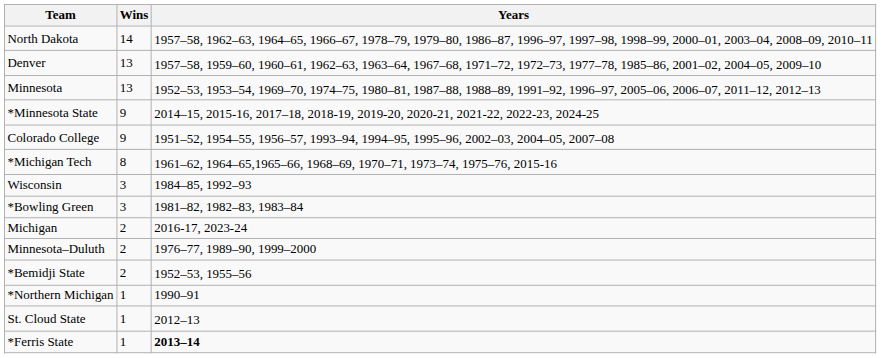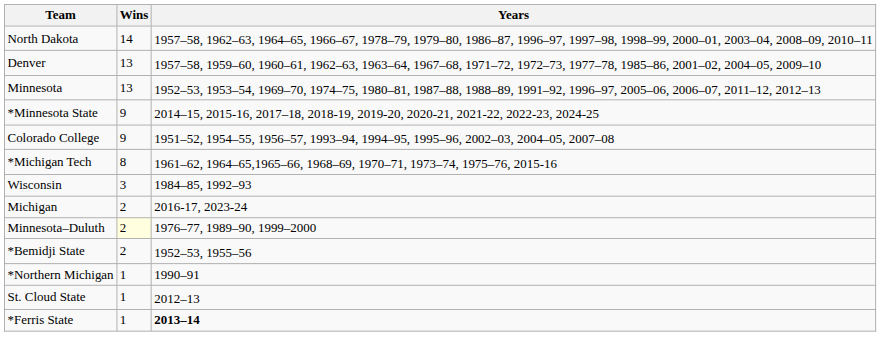- row: (50, 207)
(123, 249) no background -> (123, 228) lightyellow background
